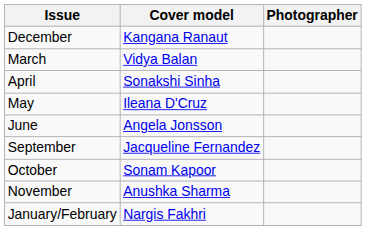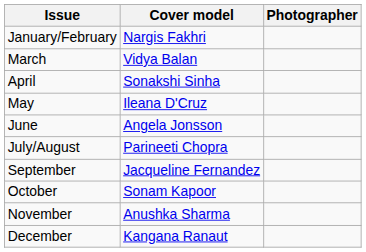rows swapped: (62, 214) <-> (40, 37)
+ row: (44, 147)
